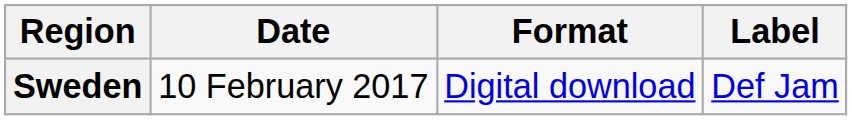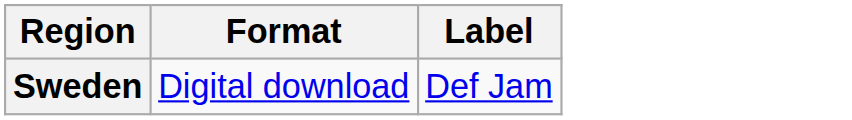- column: (293, 31)
